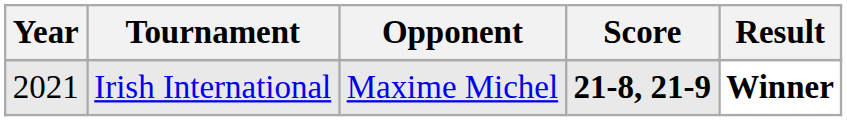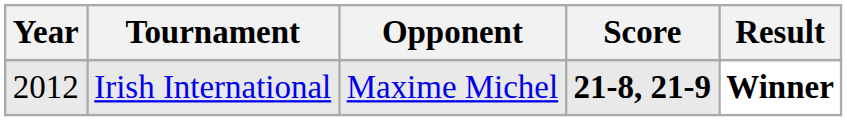(46, 86) 2021 -> (46, 86) 2012
